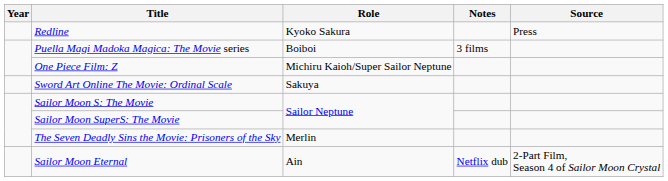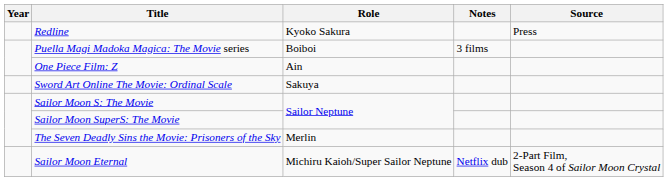(369, 66) Michiru Kaioh/Super Sailor Neptune -> (294, 66) Ain
(294, 161) Ain -> (369, 161) Michiru Kaioh/Super Sailor Neptune
